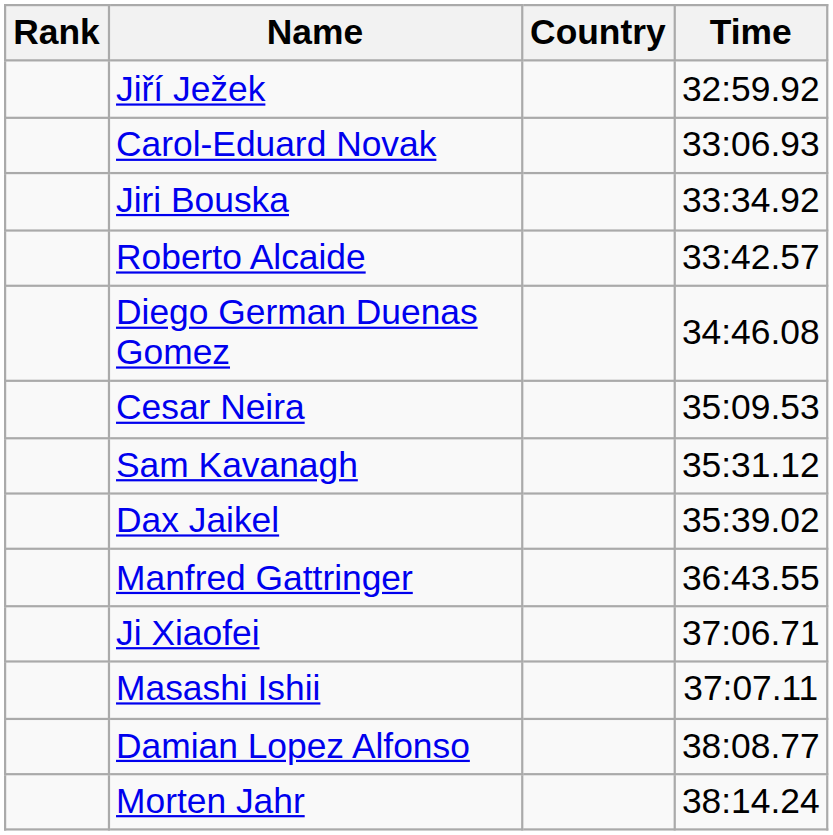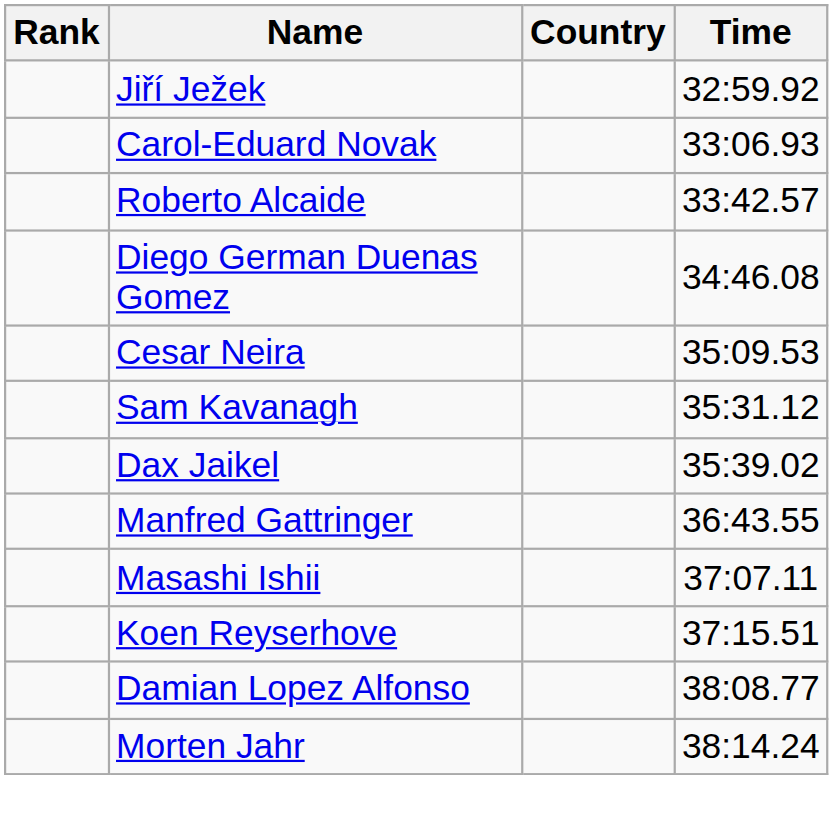- row: (202, 200)
- row: (188, 633)
+ row: (257, 633)
